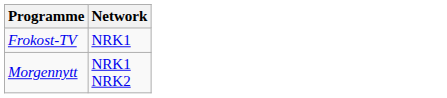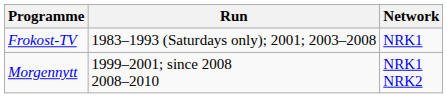+ column: (234, 16)
